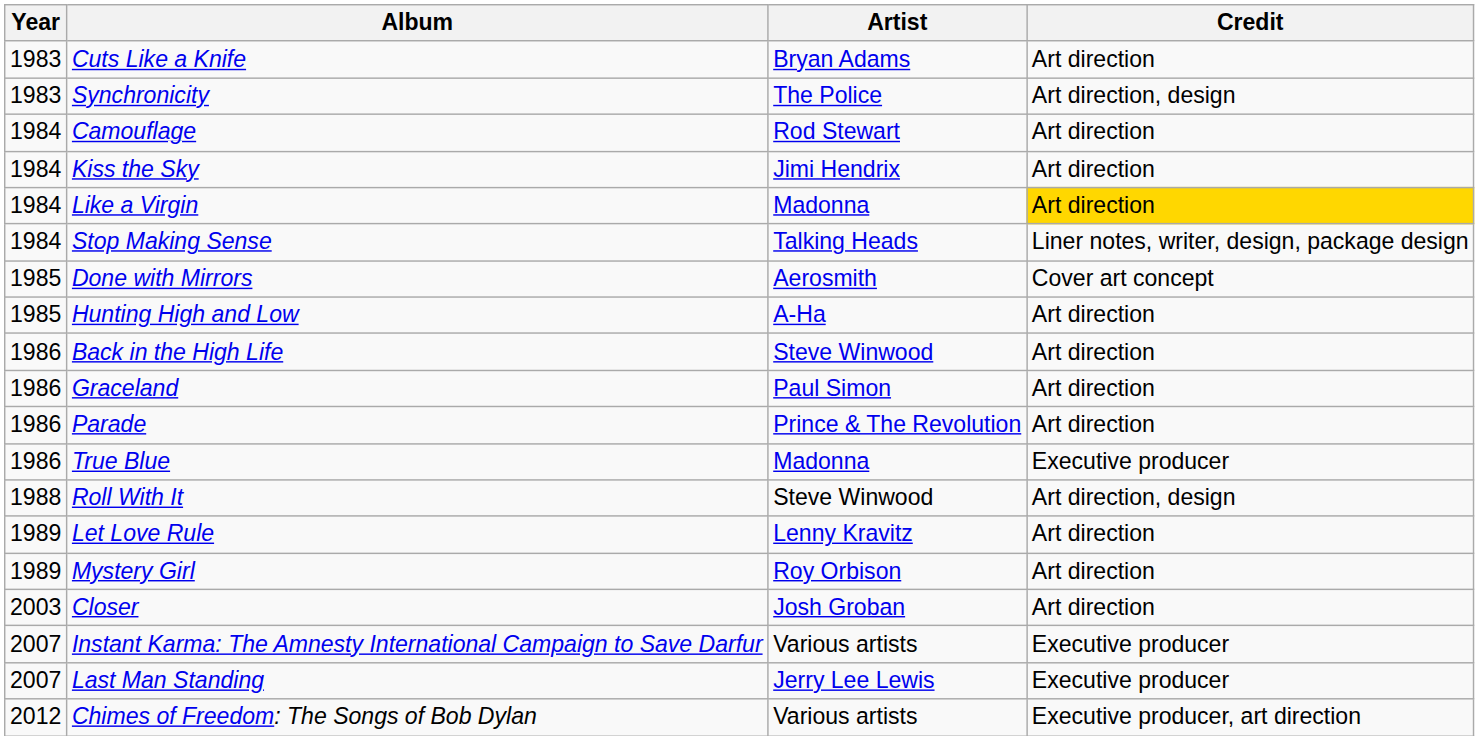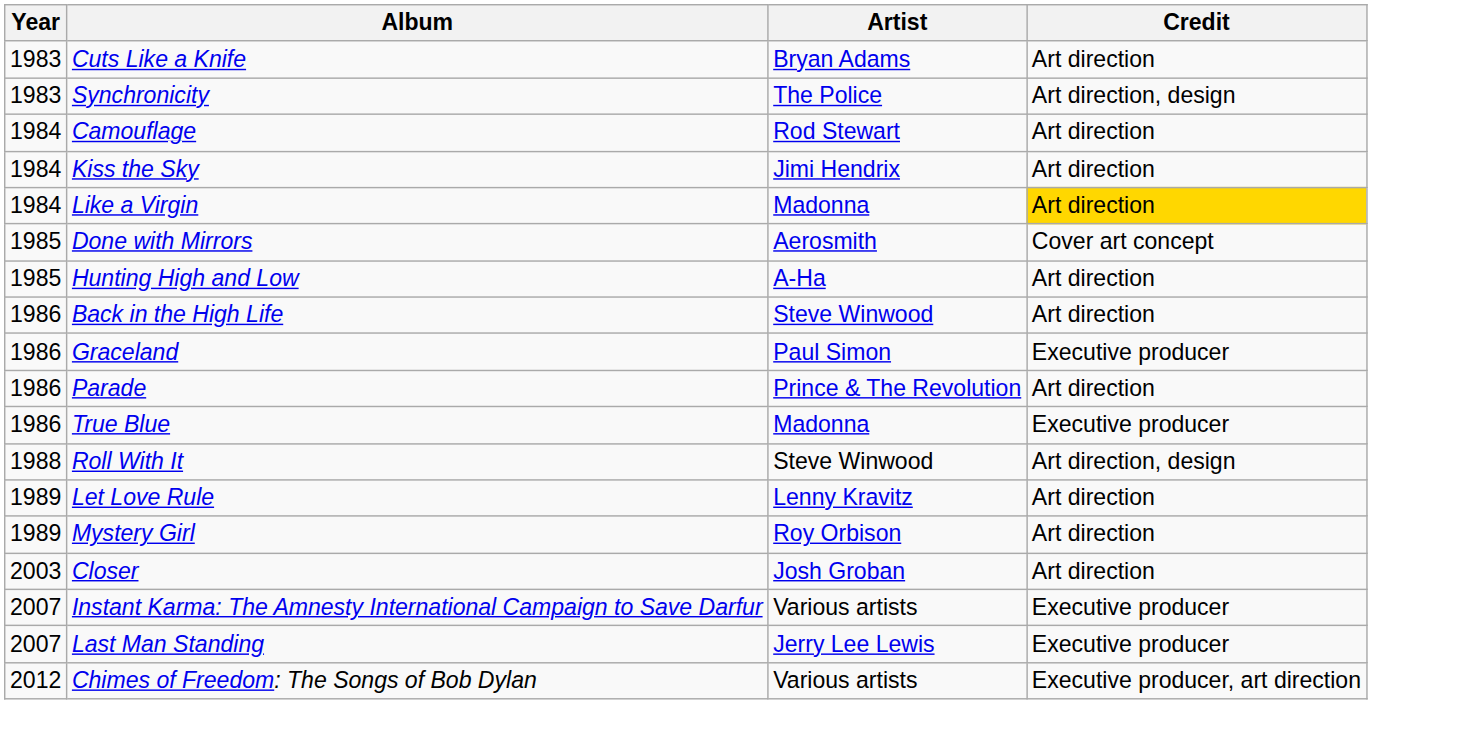- row: (172, 242)
(1093, 388) Art direction -> (1130, 351) Executive producer
